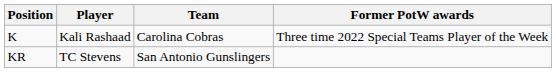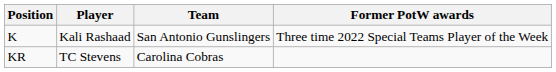(180, 36) Carolina Cobras -> (203, 36) San Antonio Gunslingers
(203, 57) San Antonio Gunslingers -> (180, 57) Carolina Cobras
